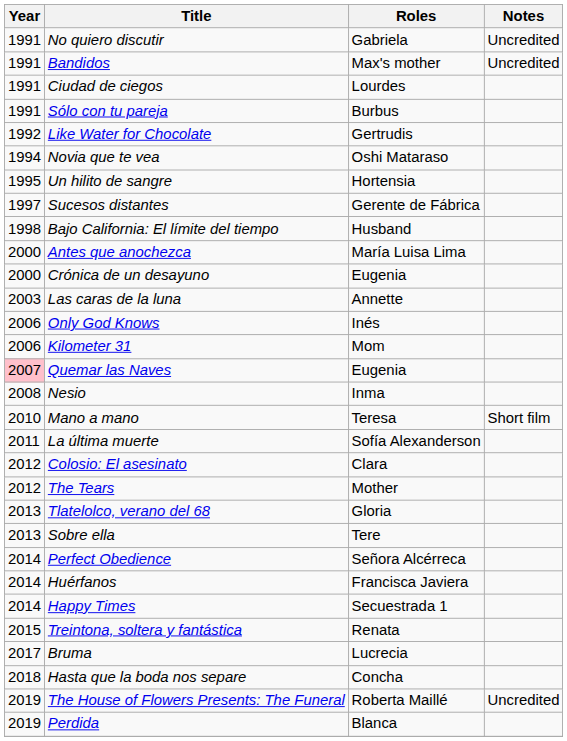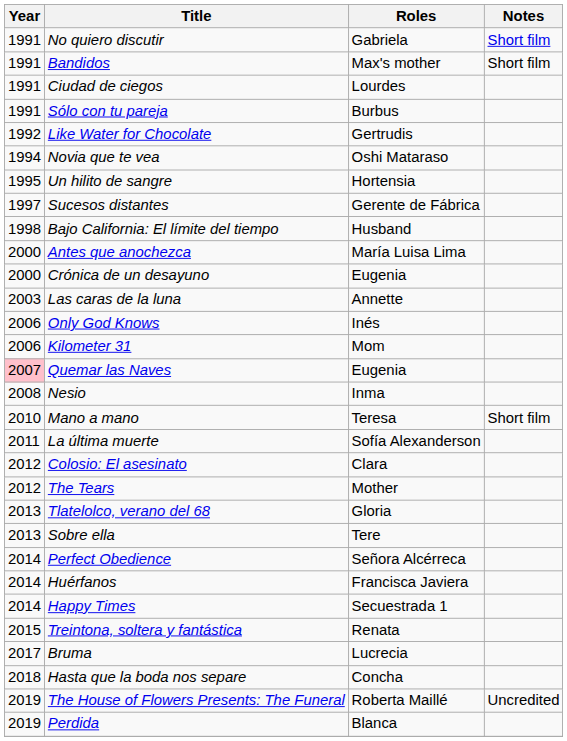(524, 39) Uncredited -> (519, 39) Short film
(524, 63) Uncredited -> (519, 63) Short film
